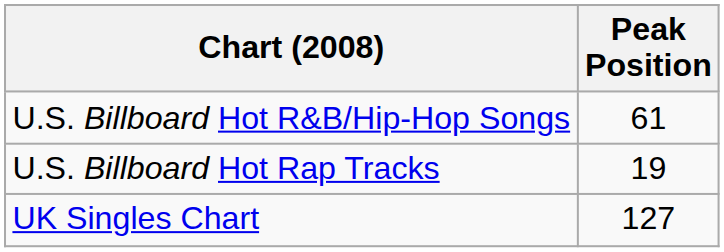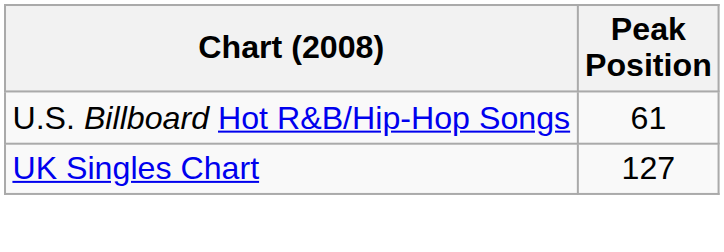- row: (226, 168)
